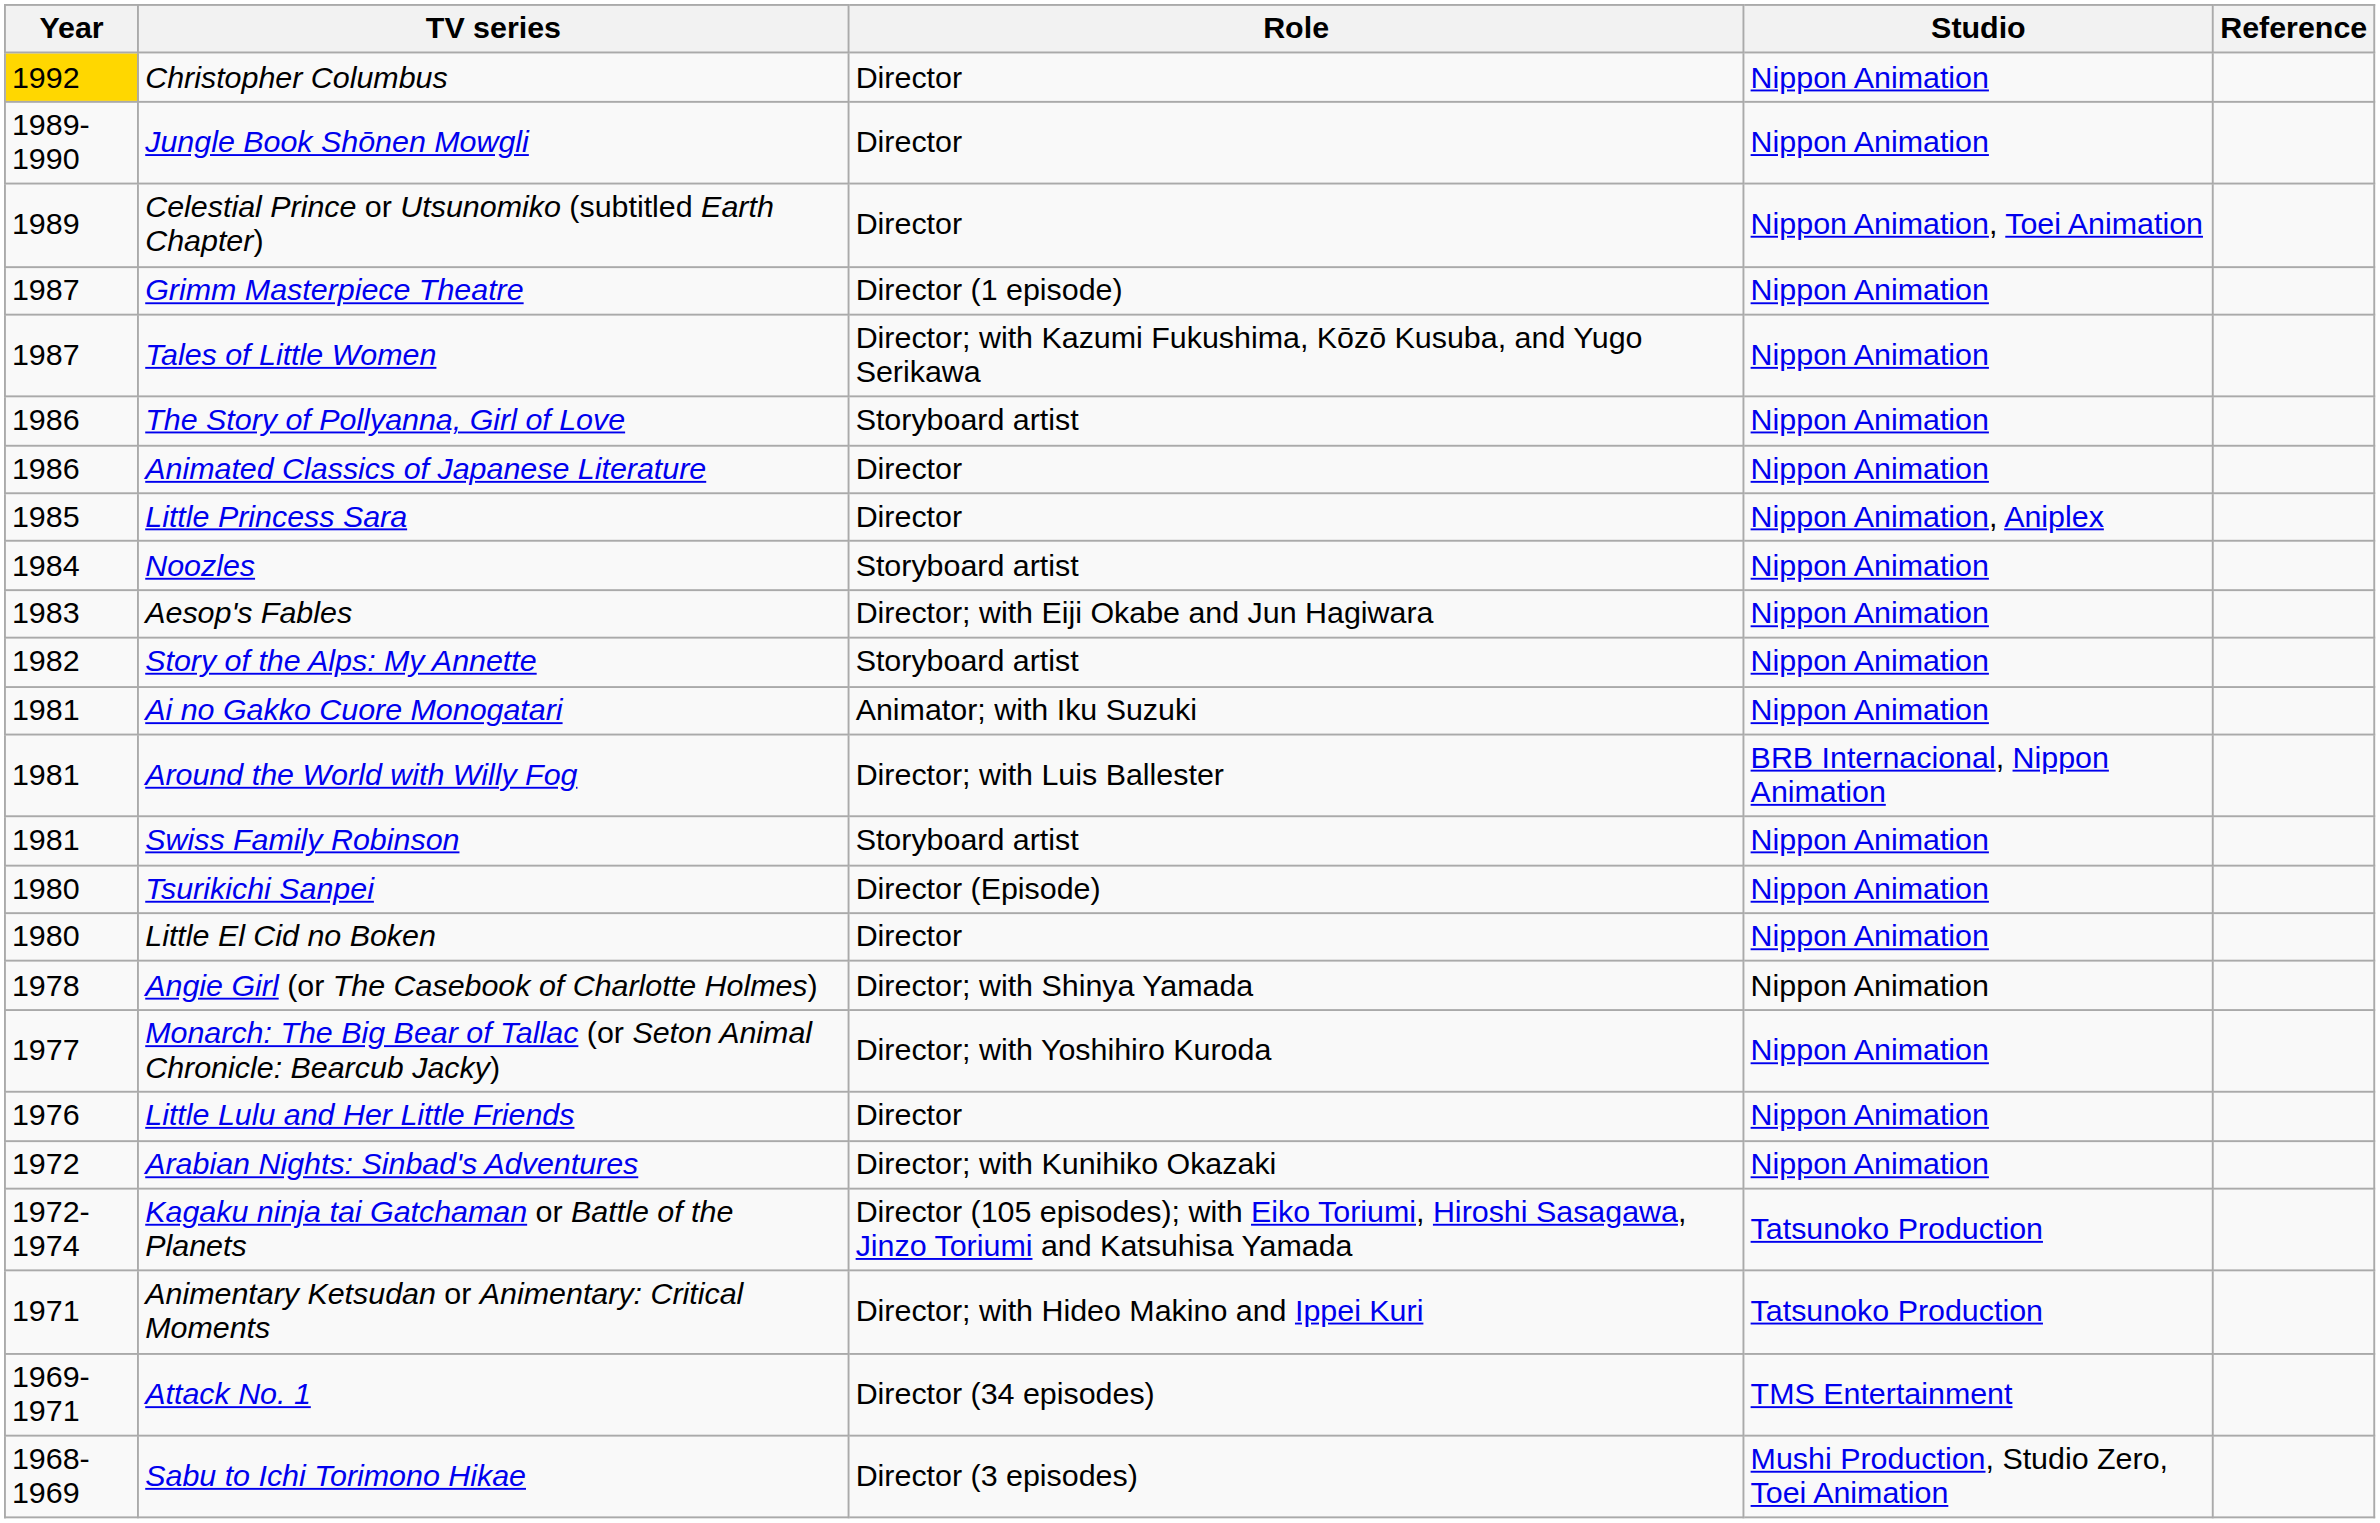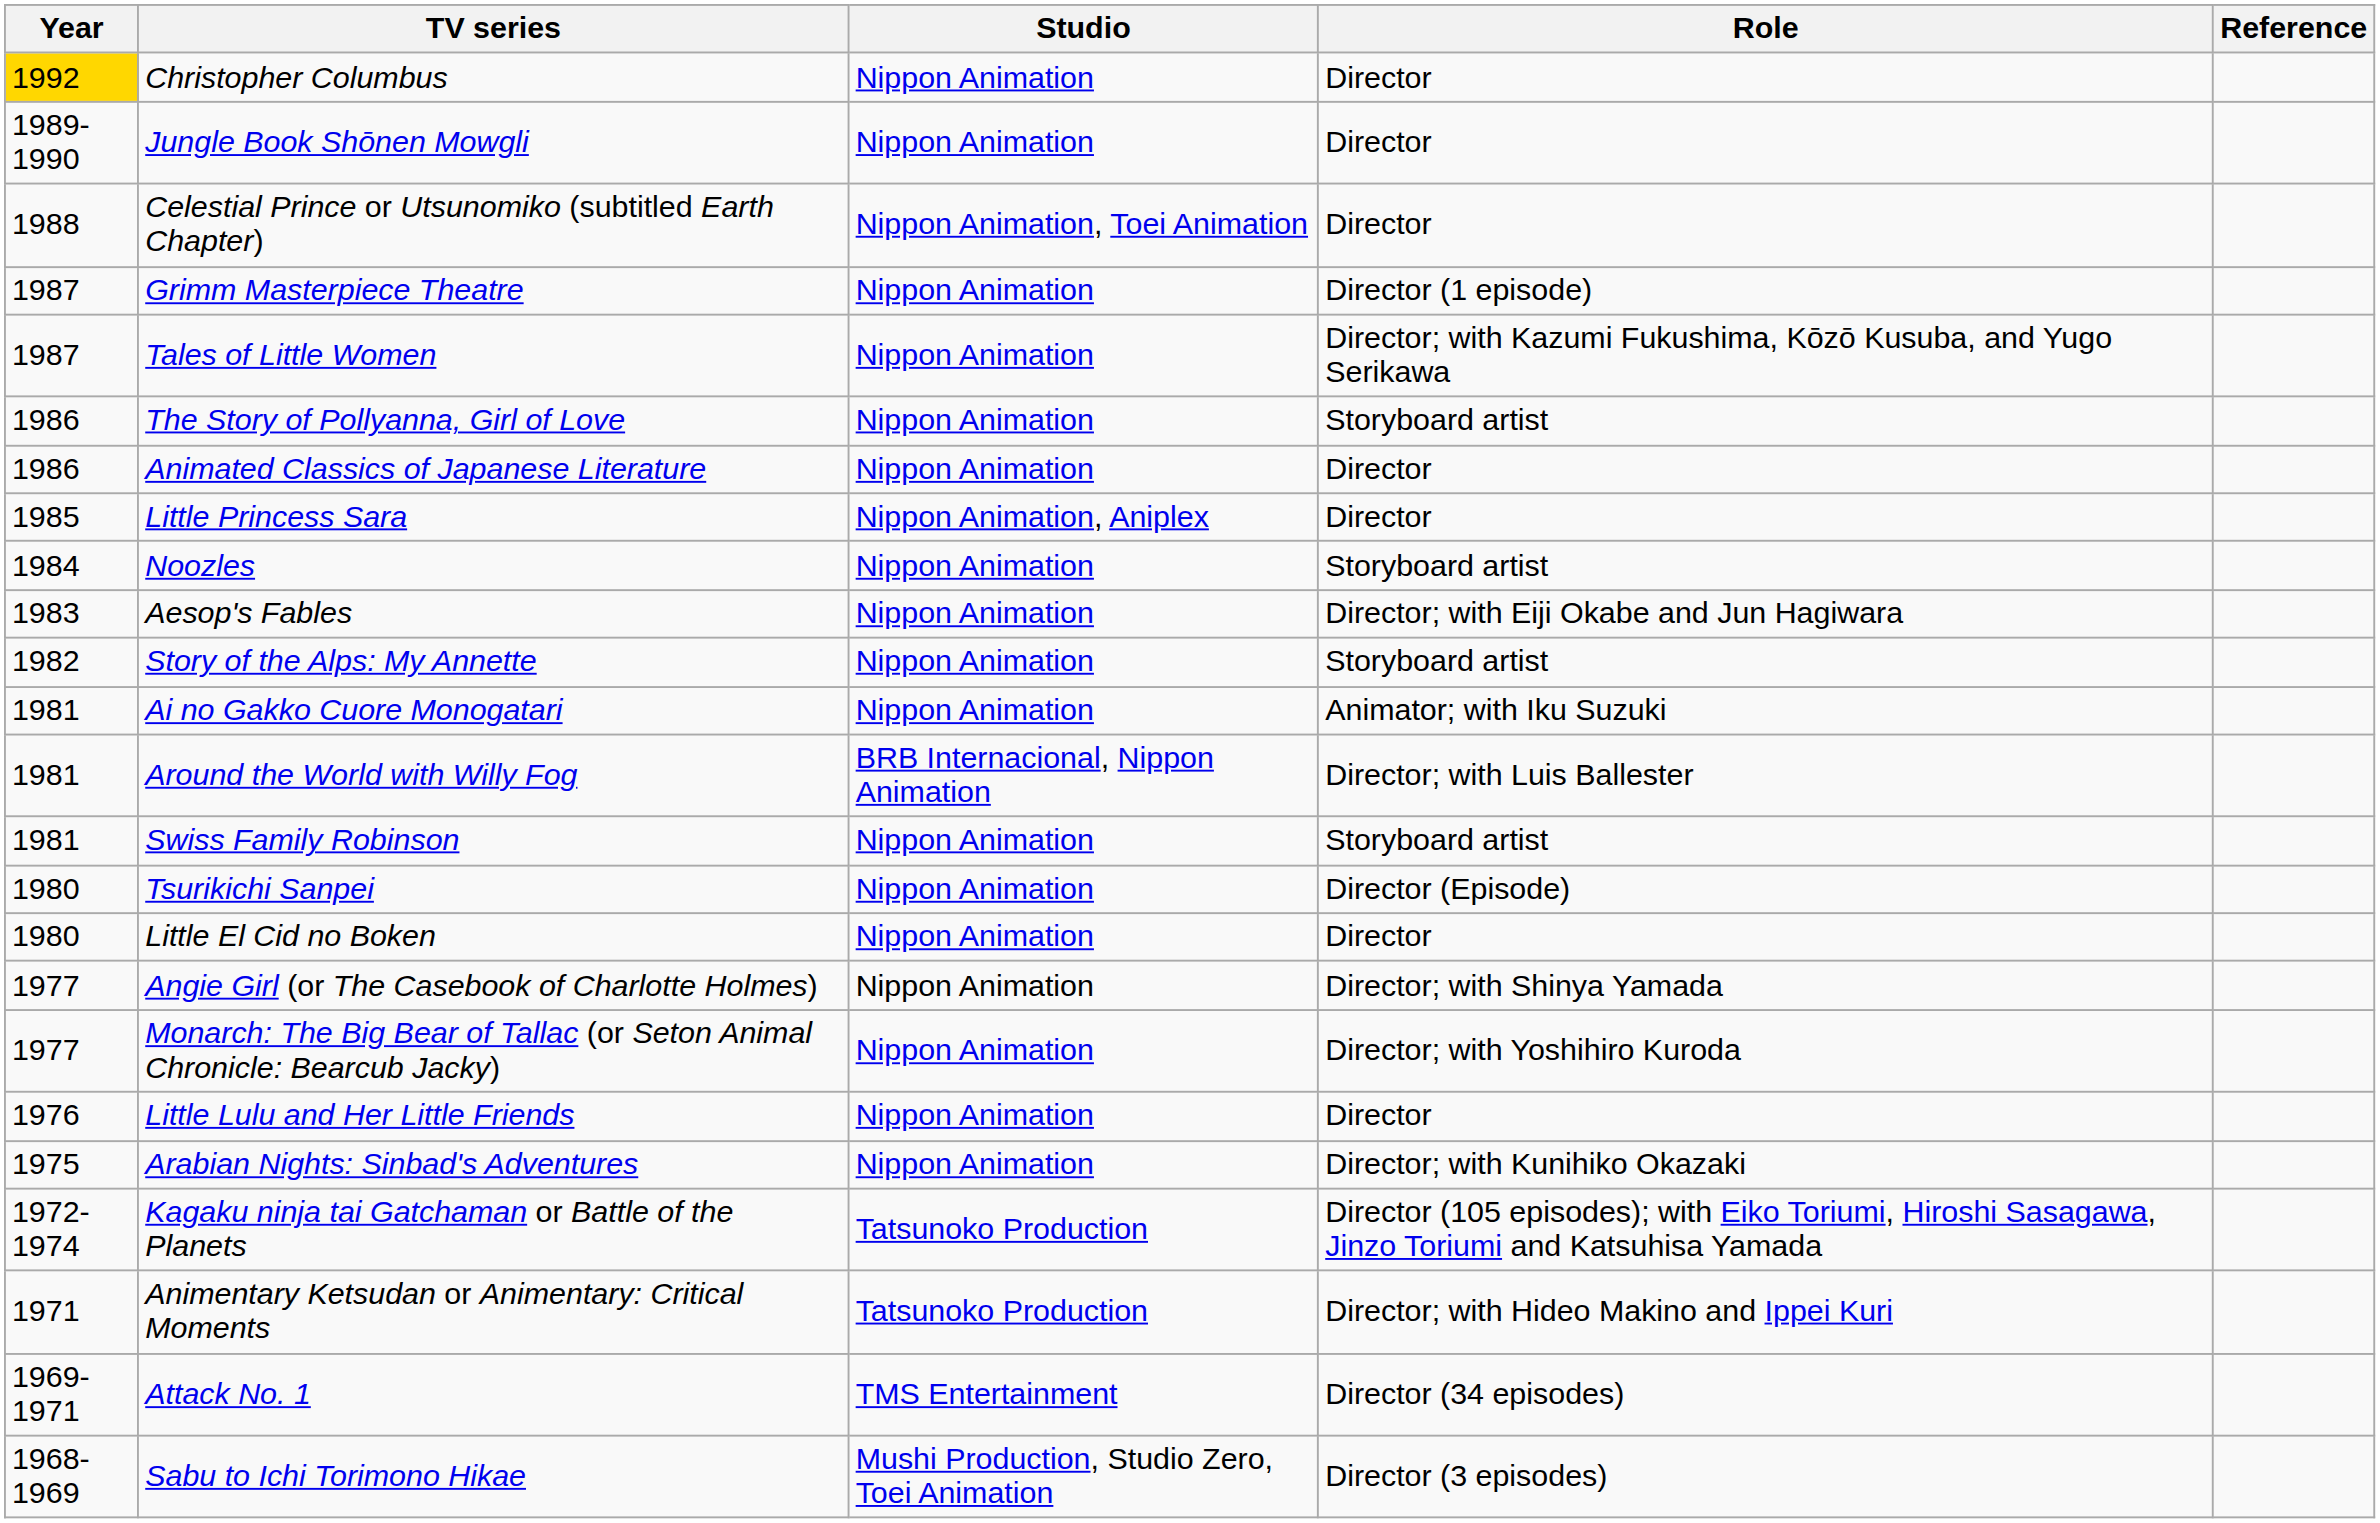columns swapped: (1978, 28) <-> (1296, 28)
(46, 224) 1989 -> (46, 224) 1988
(46, 985) 1978 -> (46, 985) 1977
(46, 1163) 1972 -> (46, 1163) 1975
